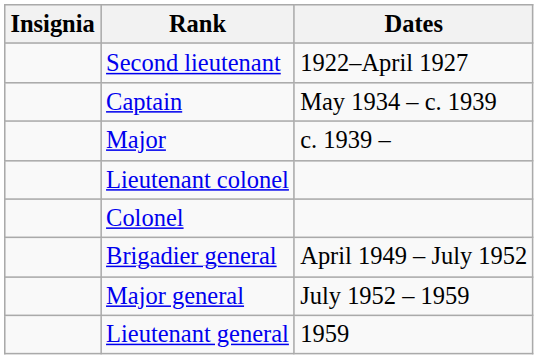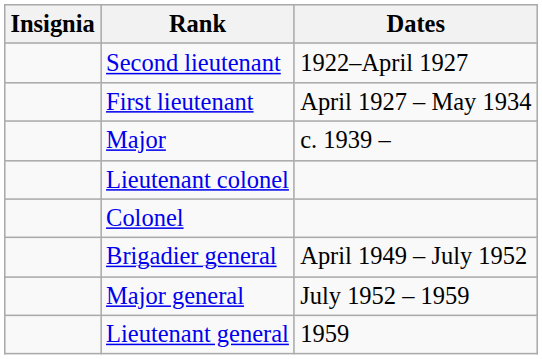+ row: (180, 101)
- row: (144, 101)
